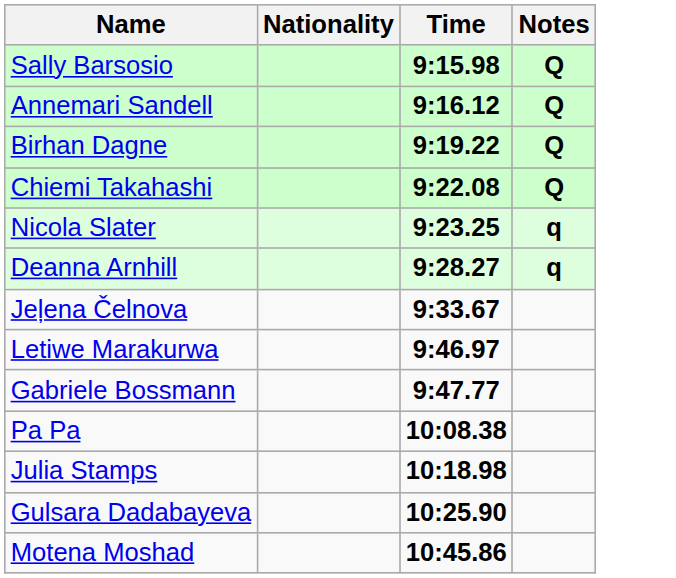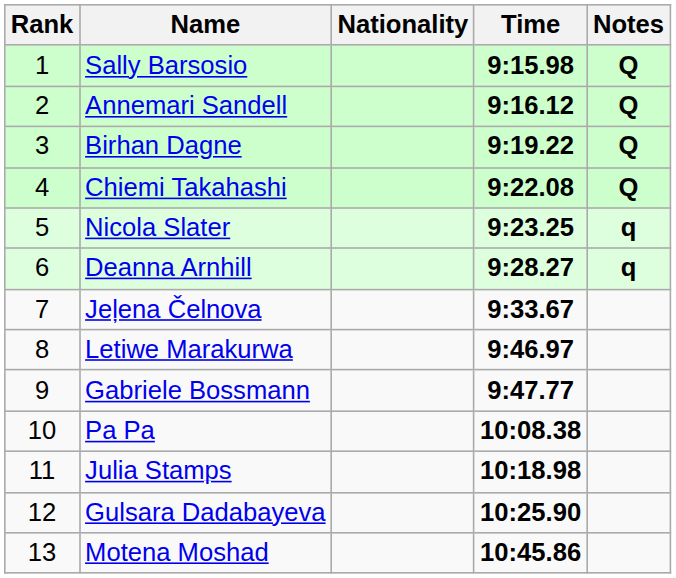+ column: (42, 24)
